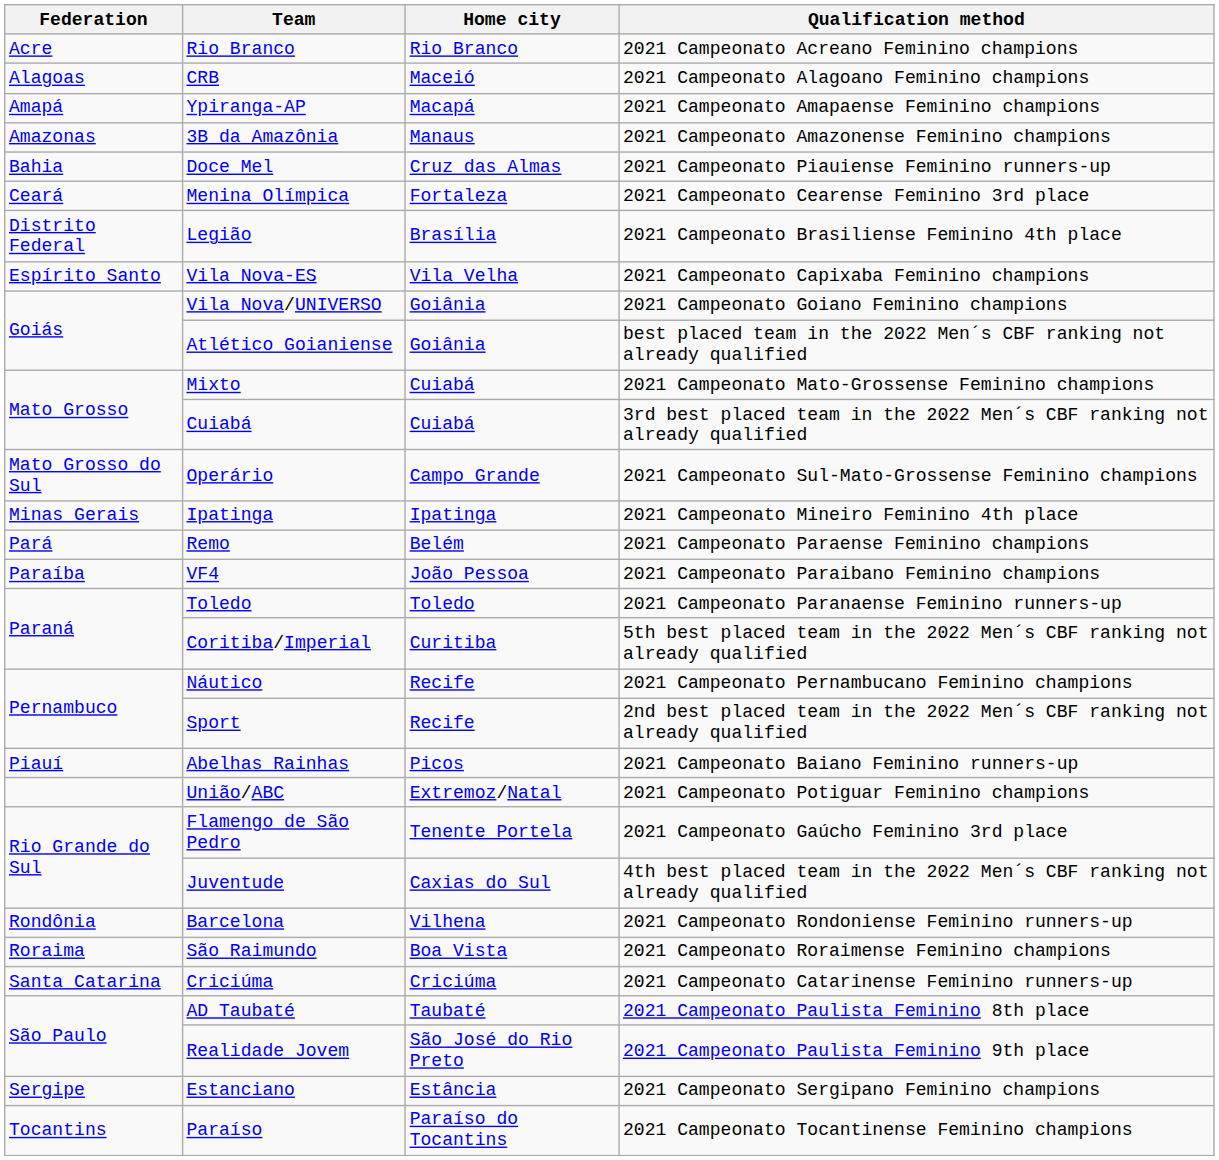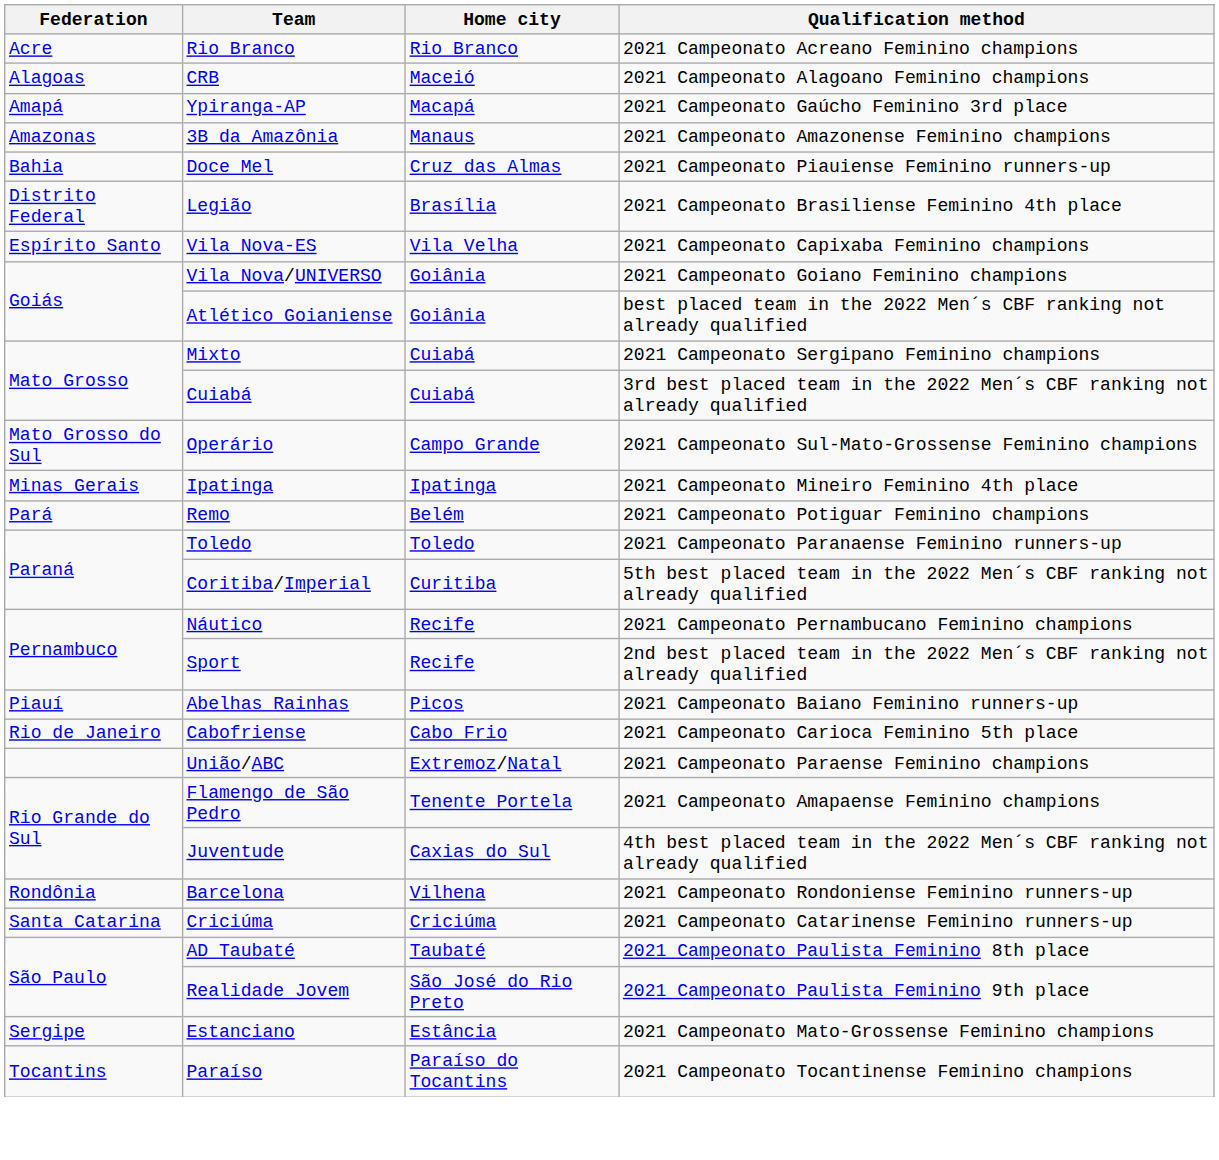(862, 108) 2021 Campeonato Amapaense Feminino champions -> (845, 108) 2021 Campeonato Gaúcho Feminino 3rd place
- row: (268, 196)
(889, 385) 2021 Campeonato Mato-Grossense Feminino champions -> (862, 356) 2021 Campeonato Sergipano Feminino champions
(856, 545) 2021 Campeonato Paraense Feminino champions -> (856, 515) 2021 Campeonato Potiguar Feminino champions
- row: (203, 574)
+ row: (246, 734)
(856, 792) 2021 Campeonato Potiguar Feminino champions -> (856, 763) 2021 Campeonato Paraense Feminino champions
(845, 832) 2021 Campeonato Gaúcho Feminino 3rd place -> (862, 803) 2021 Campeonato Amapaense Feminino champions
- row: (252, 952)
(862, 1091) 2021 Campeonato Sergipano Feminino champions -> (889, 1032) 2021 Campeonato Mato-Grossense Feminino champions
